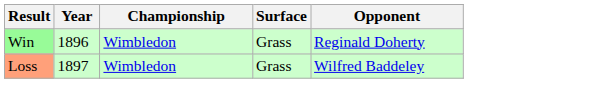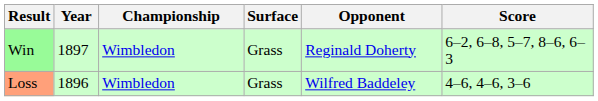+ column: (517, 16)
(73, 41) 1896 -> (73, 50) 1897
(73, 66) 1897 -> (73, 83) 1896
